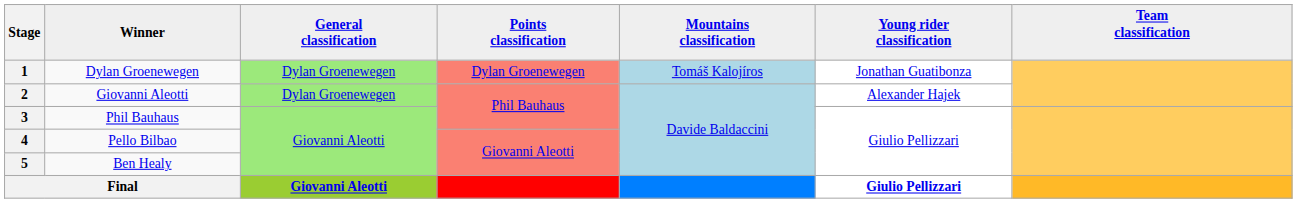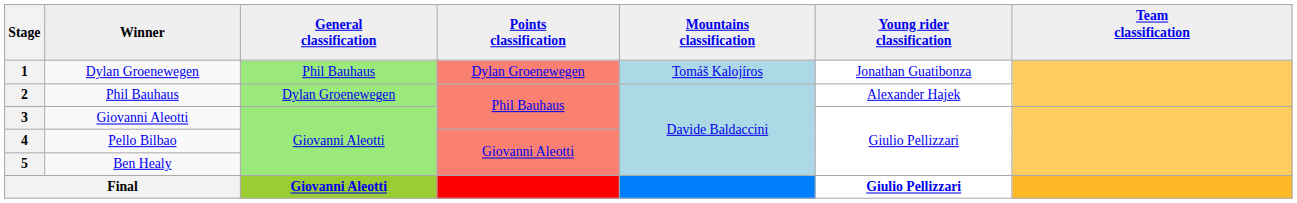(339, 72) Dylan Groenewegen -> (339, 72) Phil Bauhaus
(142, 95) Giovanni Aleotti -> (142, 95) Phil Bauhaus
(142, 118) Phil Bauhaus -> (142, 118) Giovanni Aleotti
